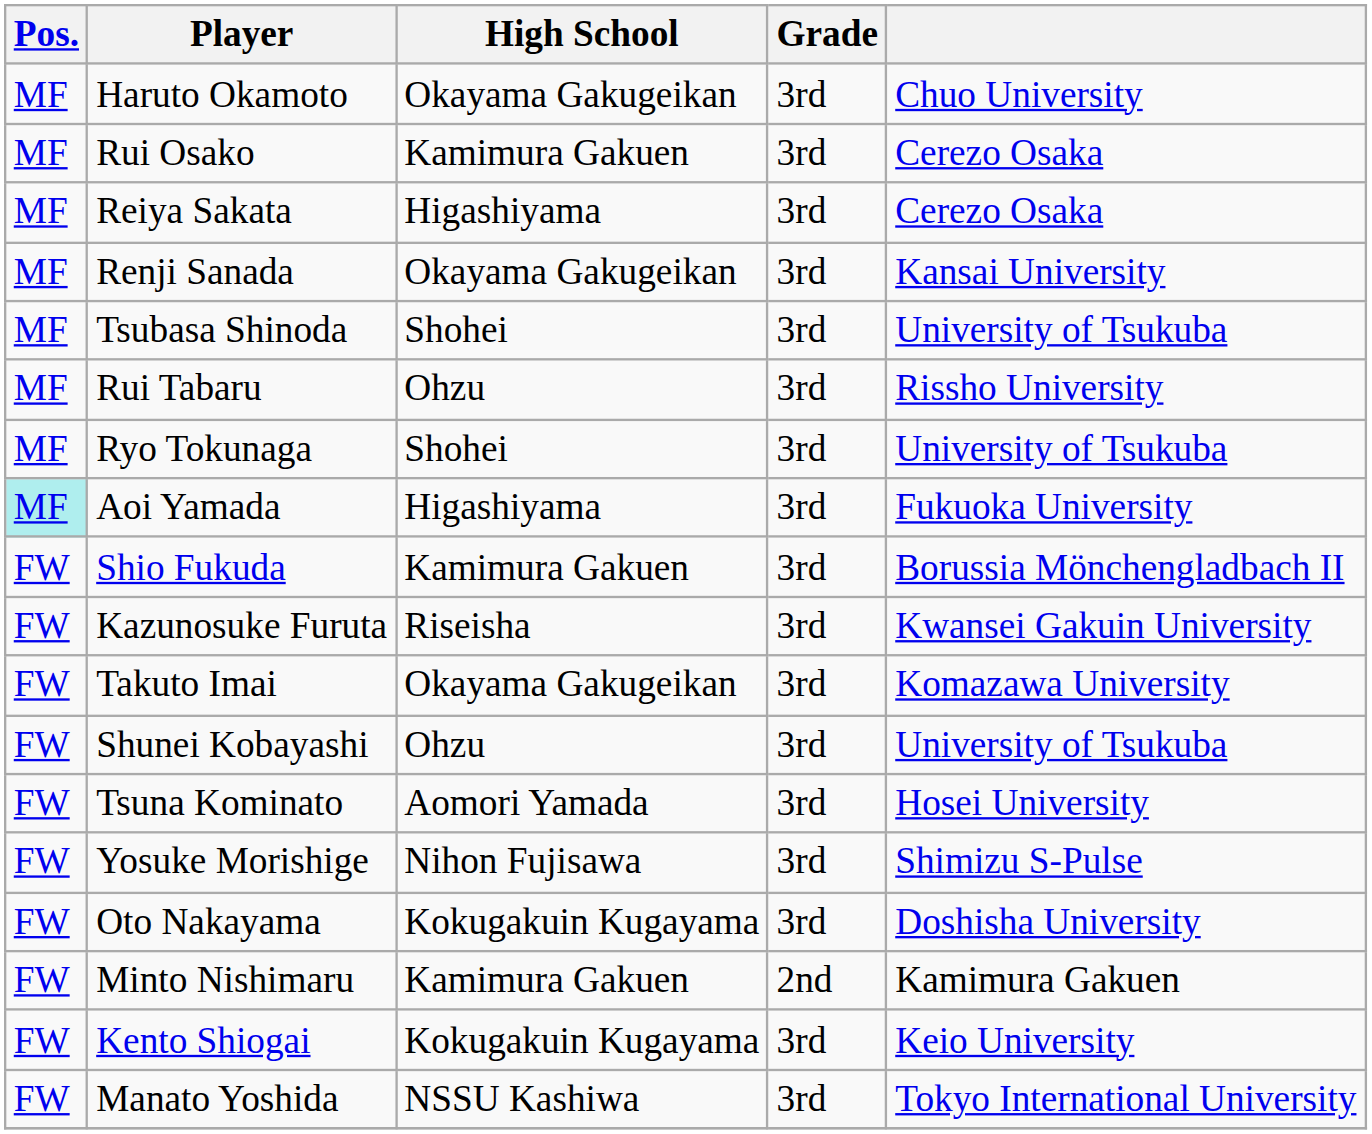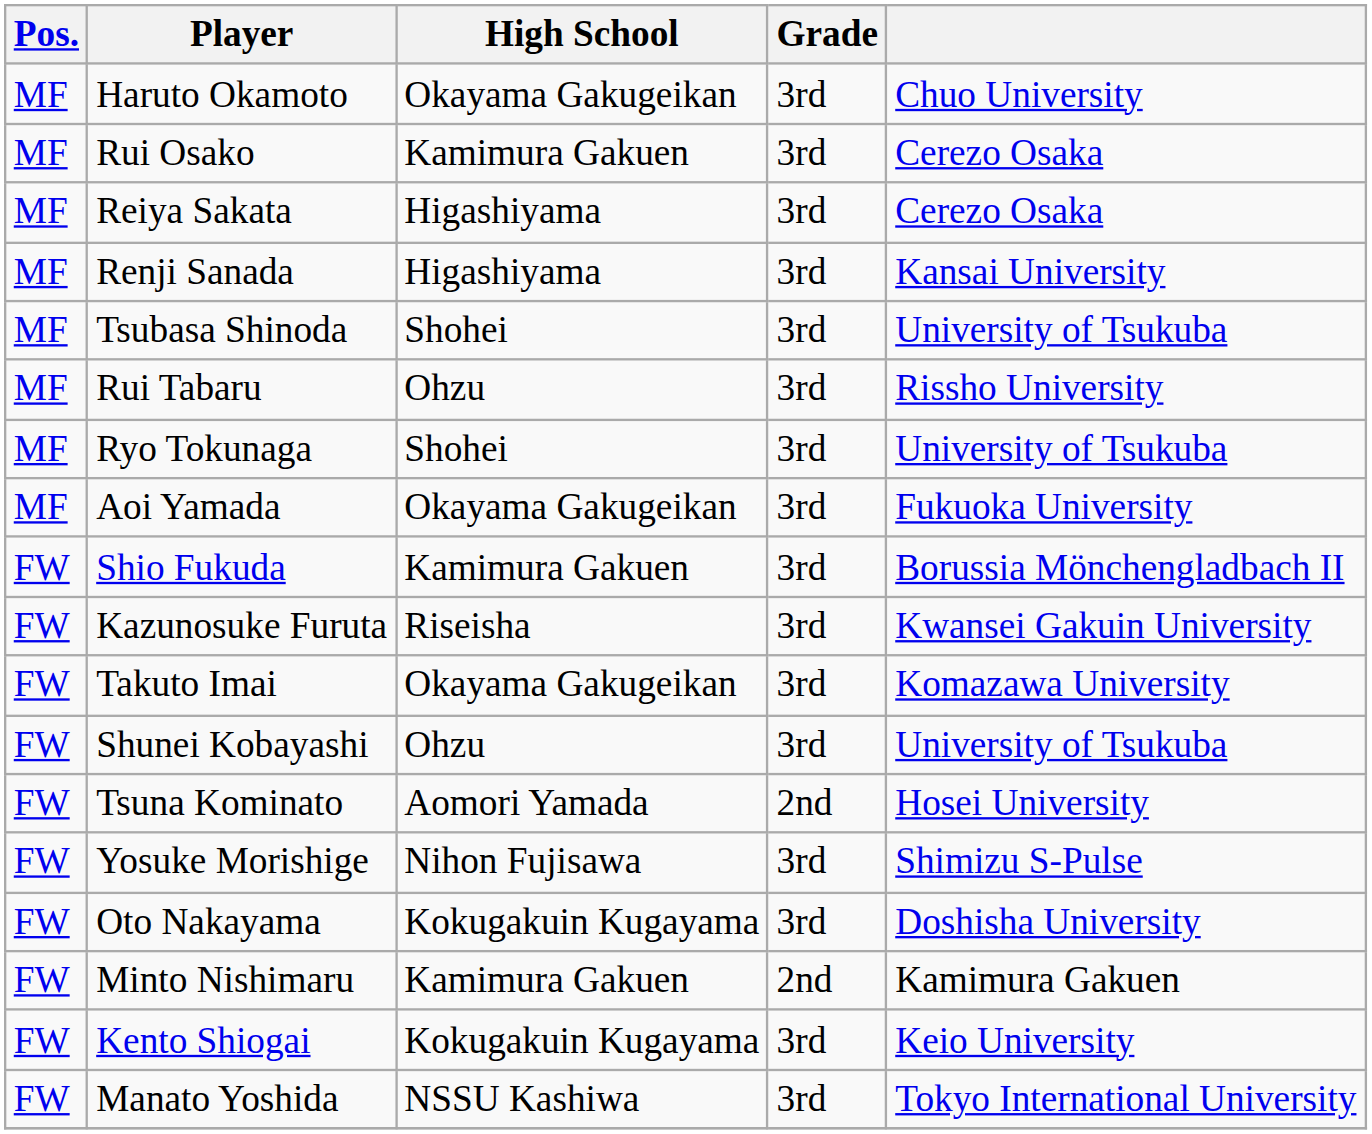(570, 270) Okayama Gakugeikan -> (503, 270) Higashiyama
(41, 507) paleturquoise background -> (41, 507) no background
(503, 507) Higashiyama -> (570, 507) Okayama Gakugeikan
(801, 802) 3rd -> (805, 802) 2nd
